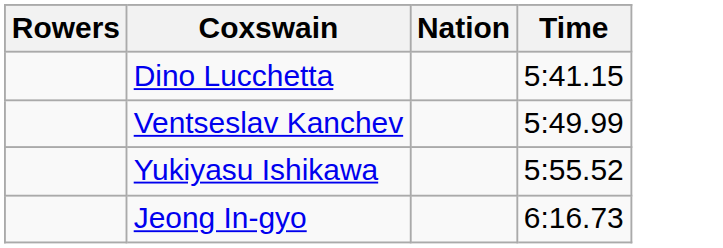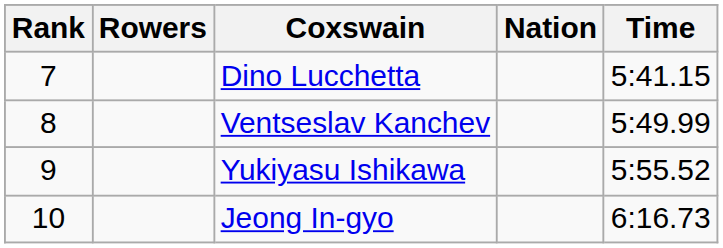+ column: (48, 28)
